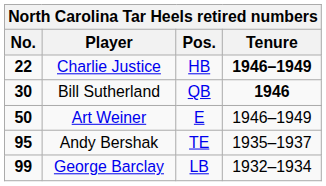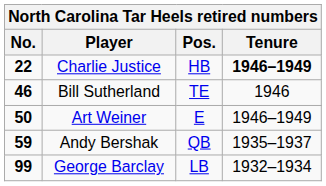(23, 92) 30 -> (23, 92) 46
(199, 92) QB -> (199, 92) TE
(272, 92) bold -> (272, 92) normal
(23, 142) 95 -> (23, 142) 59
(199, 142) TE -> (199, 142) QB
